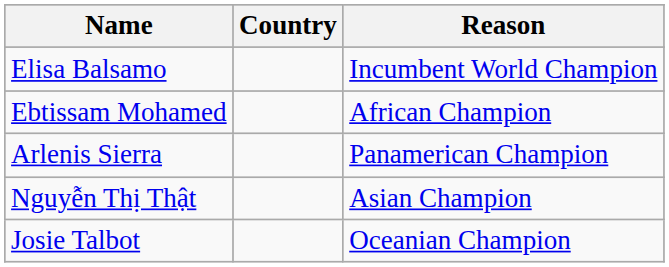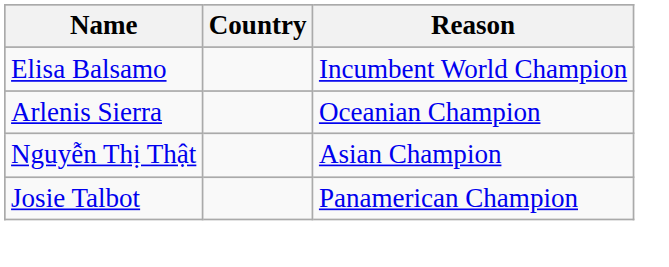- row: (119, 111)
(479, 154) Panamerican Champion -> (430, 111) Oceanian Champion
(460, 240) Oceanian Champion -> (448, 197) Panamerican Champion
